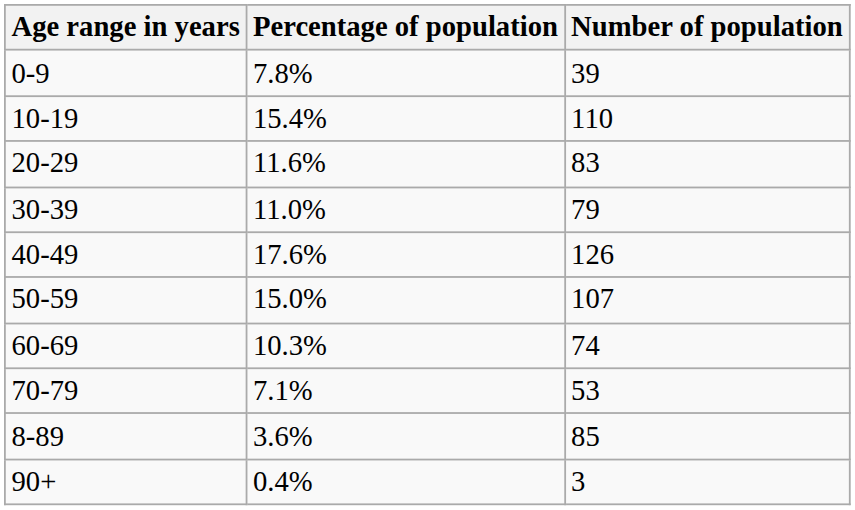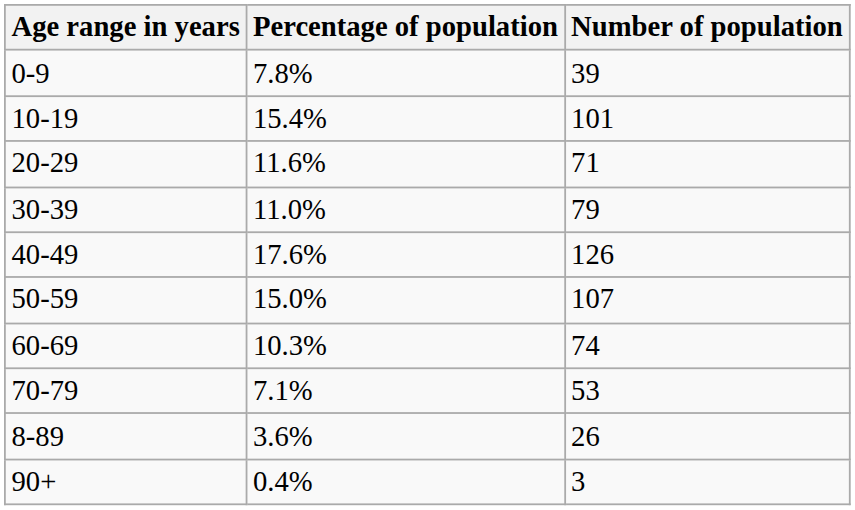(592, 118) 110 -> (593, 118) 101
(585, 163) 83 -> (585, 163) 71
(585, 436) 85 -> (585, 436) 26
